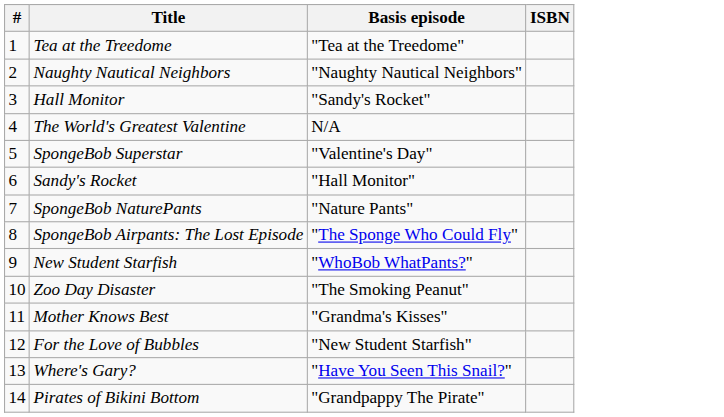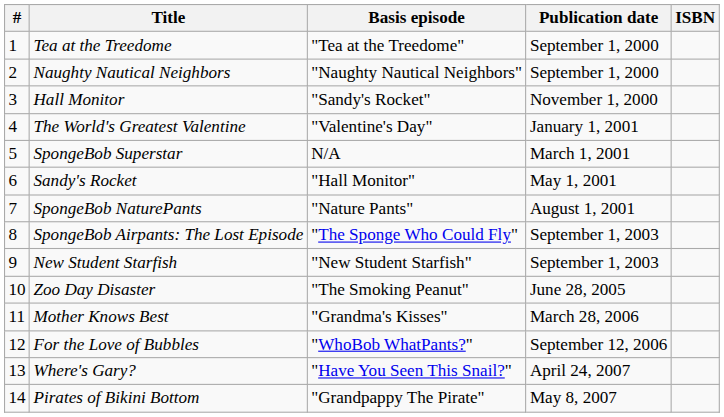+ column: (599, 18)
(326, 126) N/A -> (372, 126) "Valentine's Day"
(372, 153) "Valentine's Day" -> (326, 153) N/A
(392, 262) "WhoBob WhatPants?" -> (391, 262) "New Student Starfish"
(391, 343) "New Student Starfish" -> (392, 343) "WhoBob WhatPants?"
